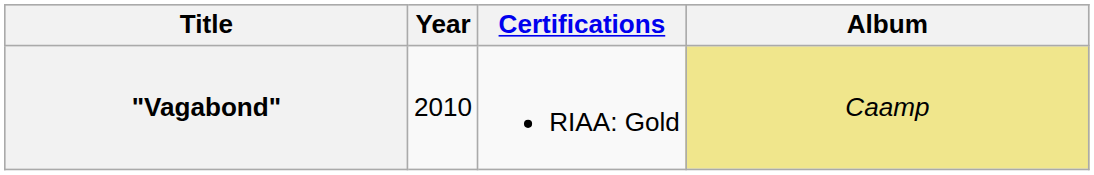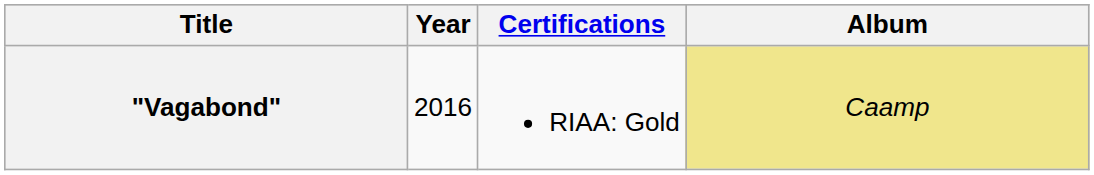(443, 107) 2010 -> (443, 107) 2016
